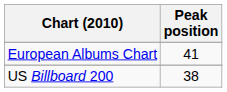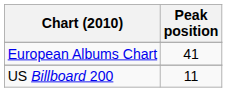(191, 76) 38 -> (191, 76) 11
